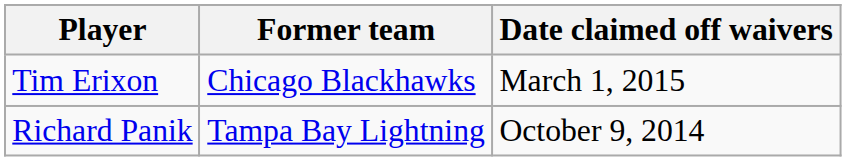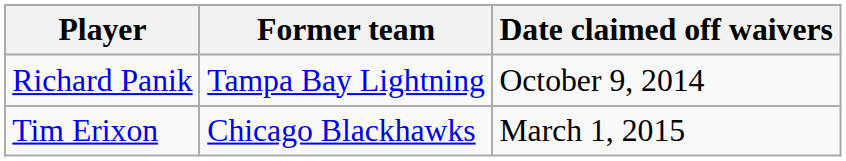rows swapped: (102, 130) <-> (85, 79)
